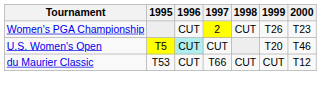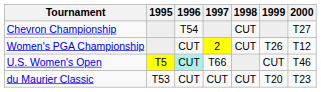+ row: (62, 29)
(302, 29) T23 -> (302, 46) T12
(217, 46) CUT -> (217, 63) T66
(274, 46) T20 -> (274, 63) CUT
(217, 63) T66 -> (217, 79) CUT
(274, 63) CUT -> (274, 79) T20
(302, 63) T12 -> (302, 79) T23
